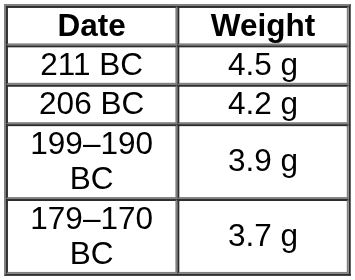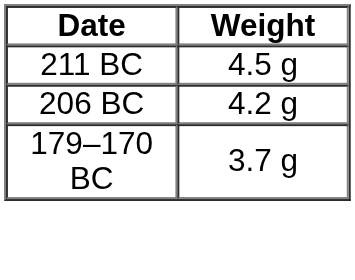- row: (92, 161)
